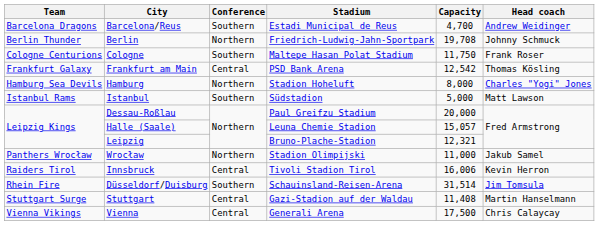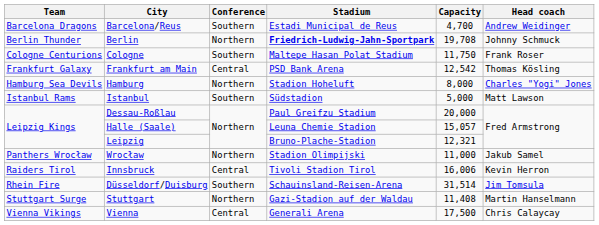(352, 40) normal -> (352, 40) bold
(230, 199) Central -> (233, 199) Northern
